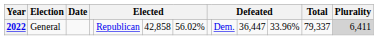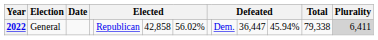(285, 27) 33.96% -> (285, 27) 45.94%
(317, 27) 79,337 -> (317, 27) 79,338
